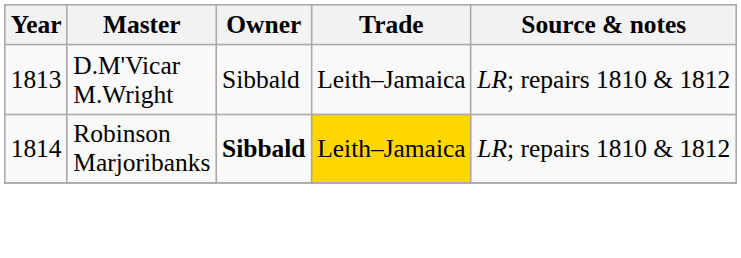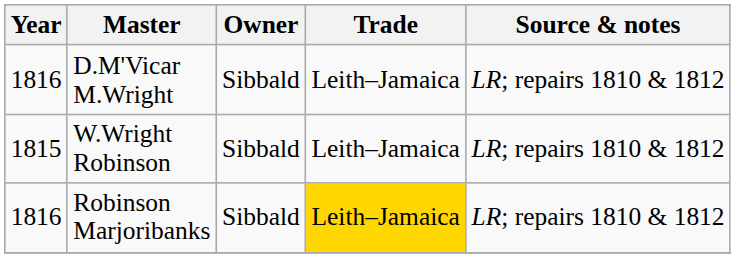(36, 79) 1813 -> (36, 79) 1816
+ row: (123, 148)
(36, 148) 1814 -> (36, 217) 1816
(264, 148) bold -> (261, 217) normal
